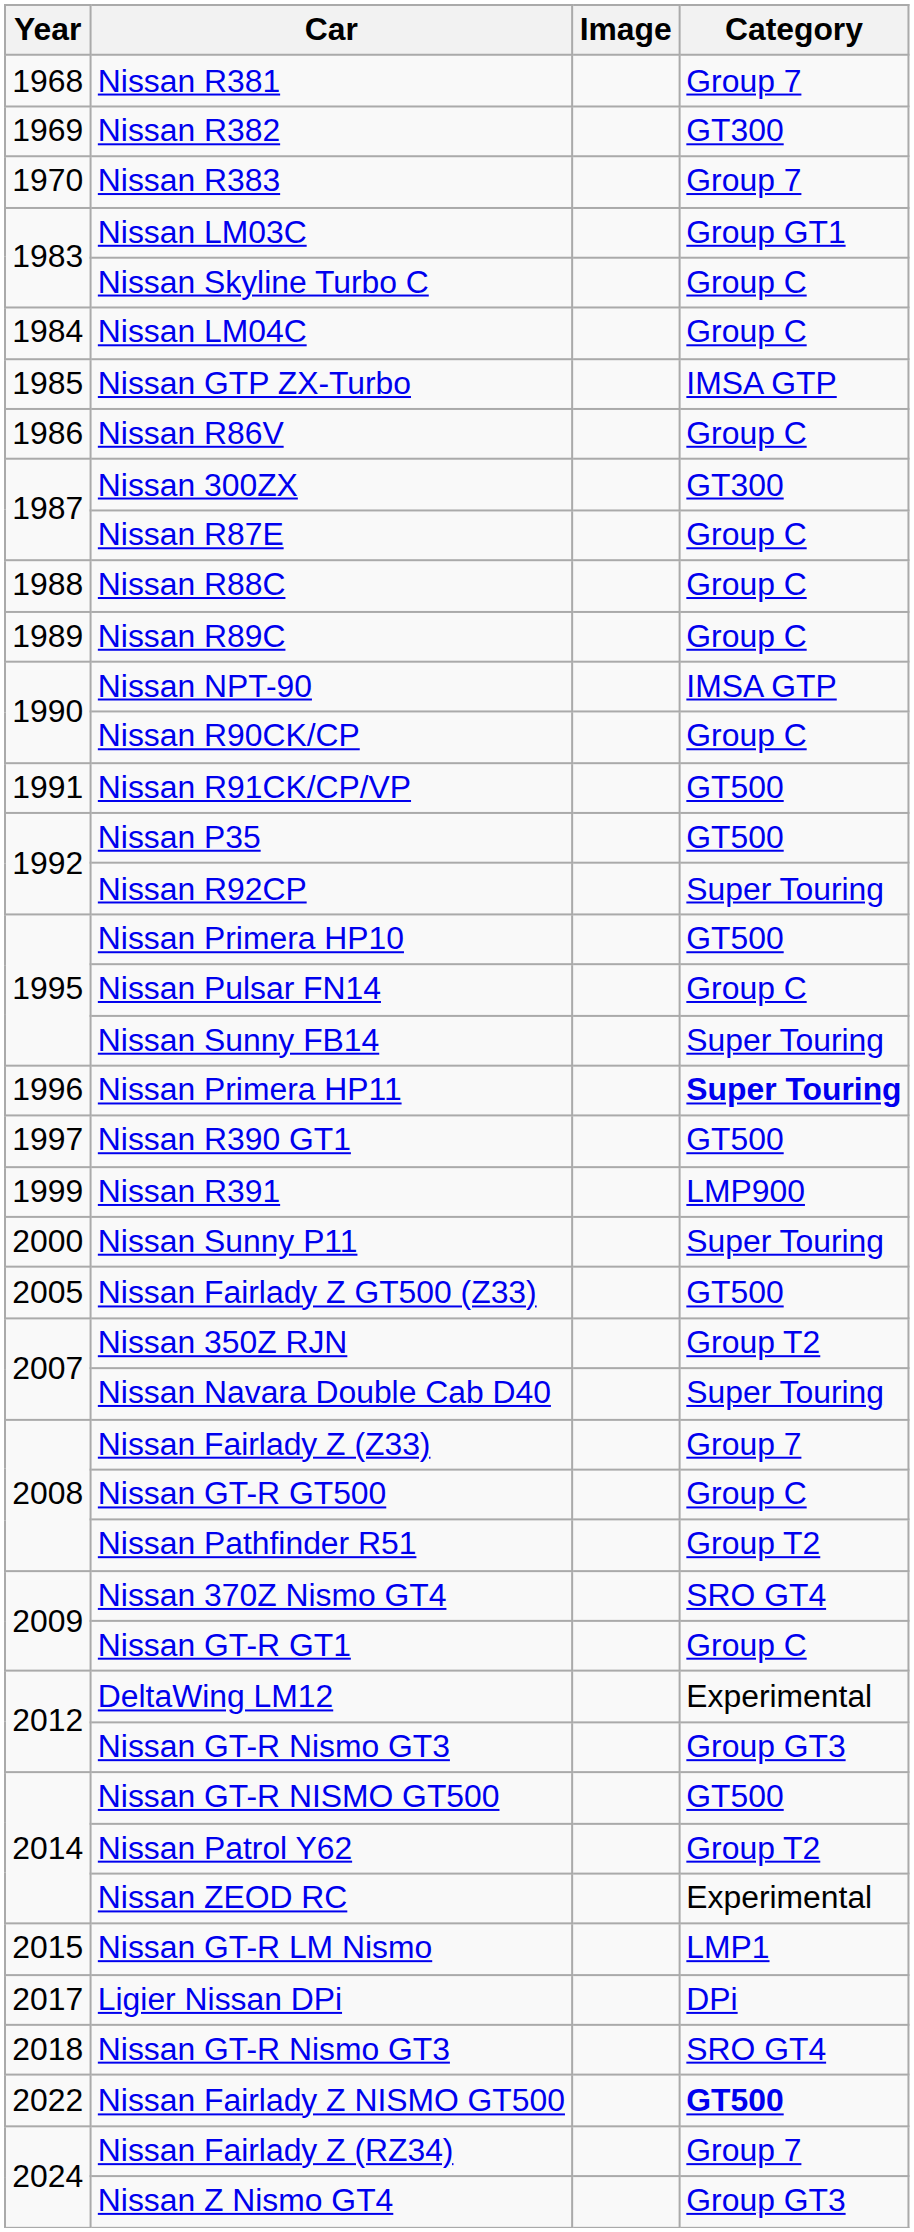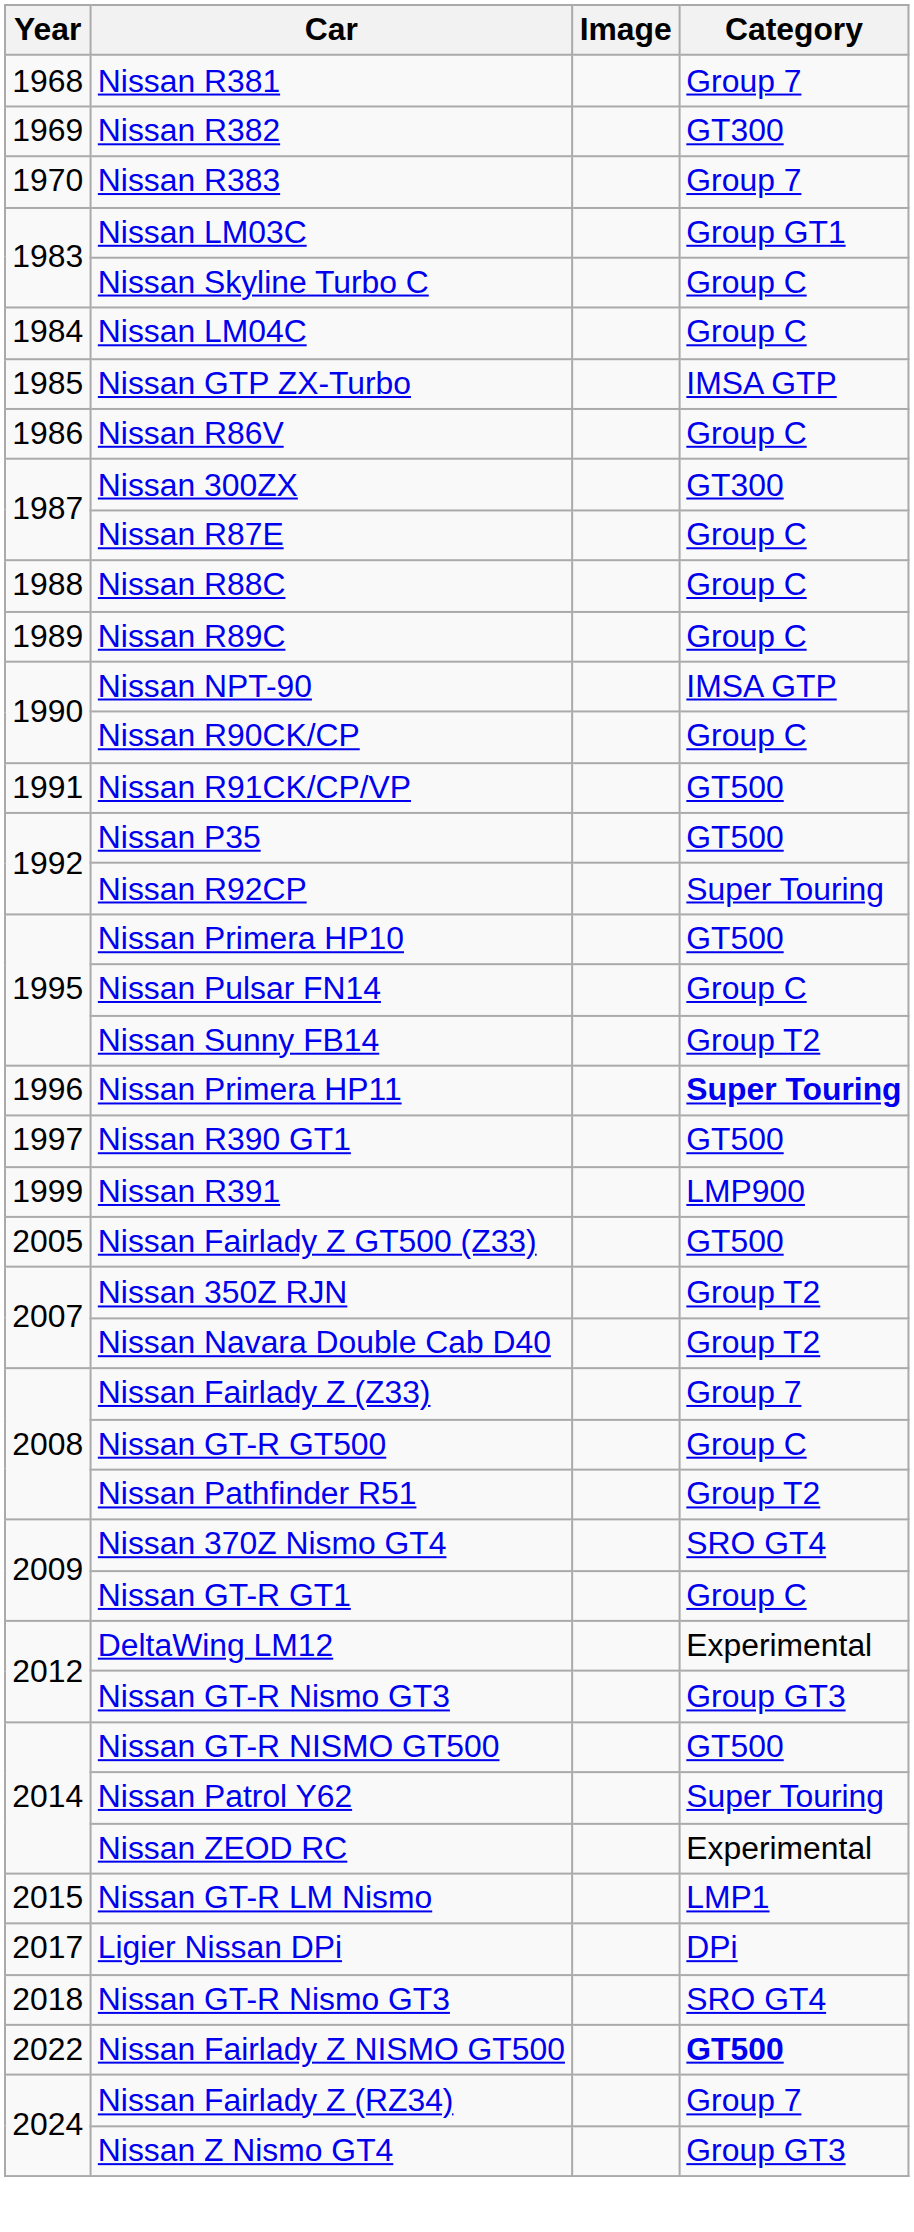(785, 1039) Super Touring -> (753, 1039) Group T2
- row: (48, 1241)
(785, 1393) Super Touring -> (753, 1342) Group T2
(753, 1847) Group T2 -> (785, 1797) Super Touring
